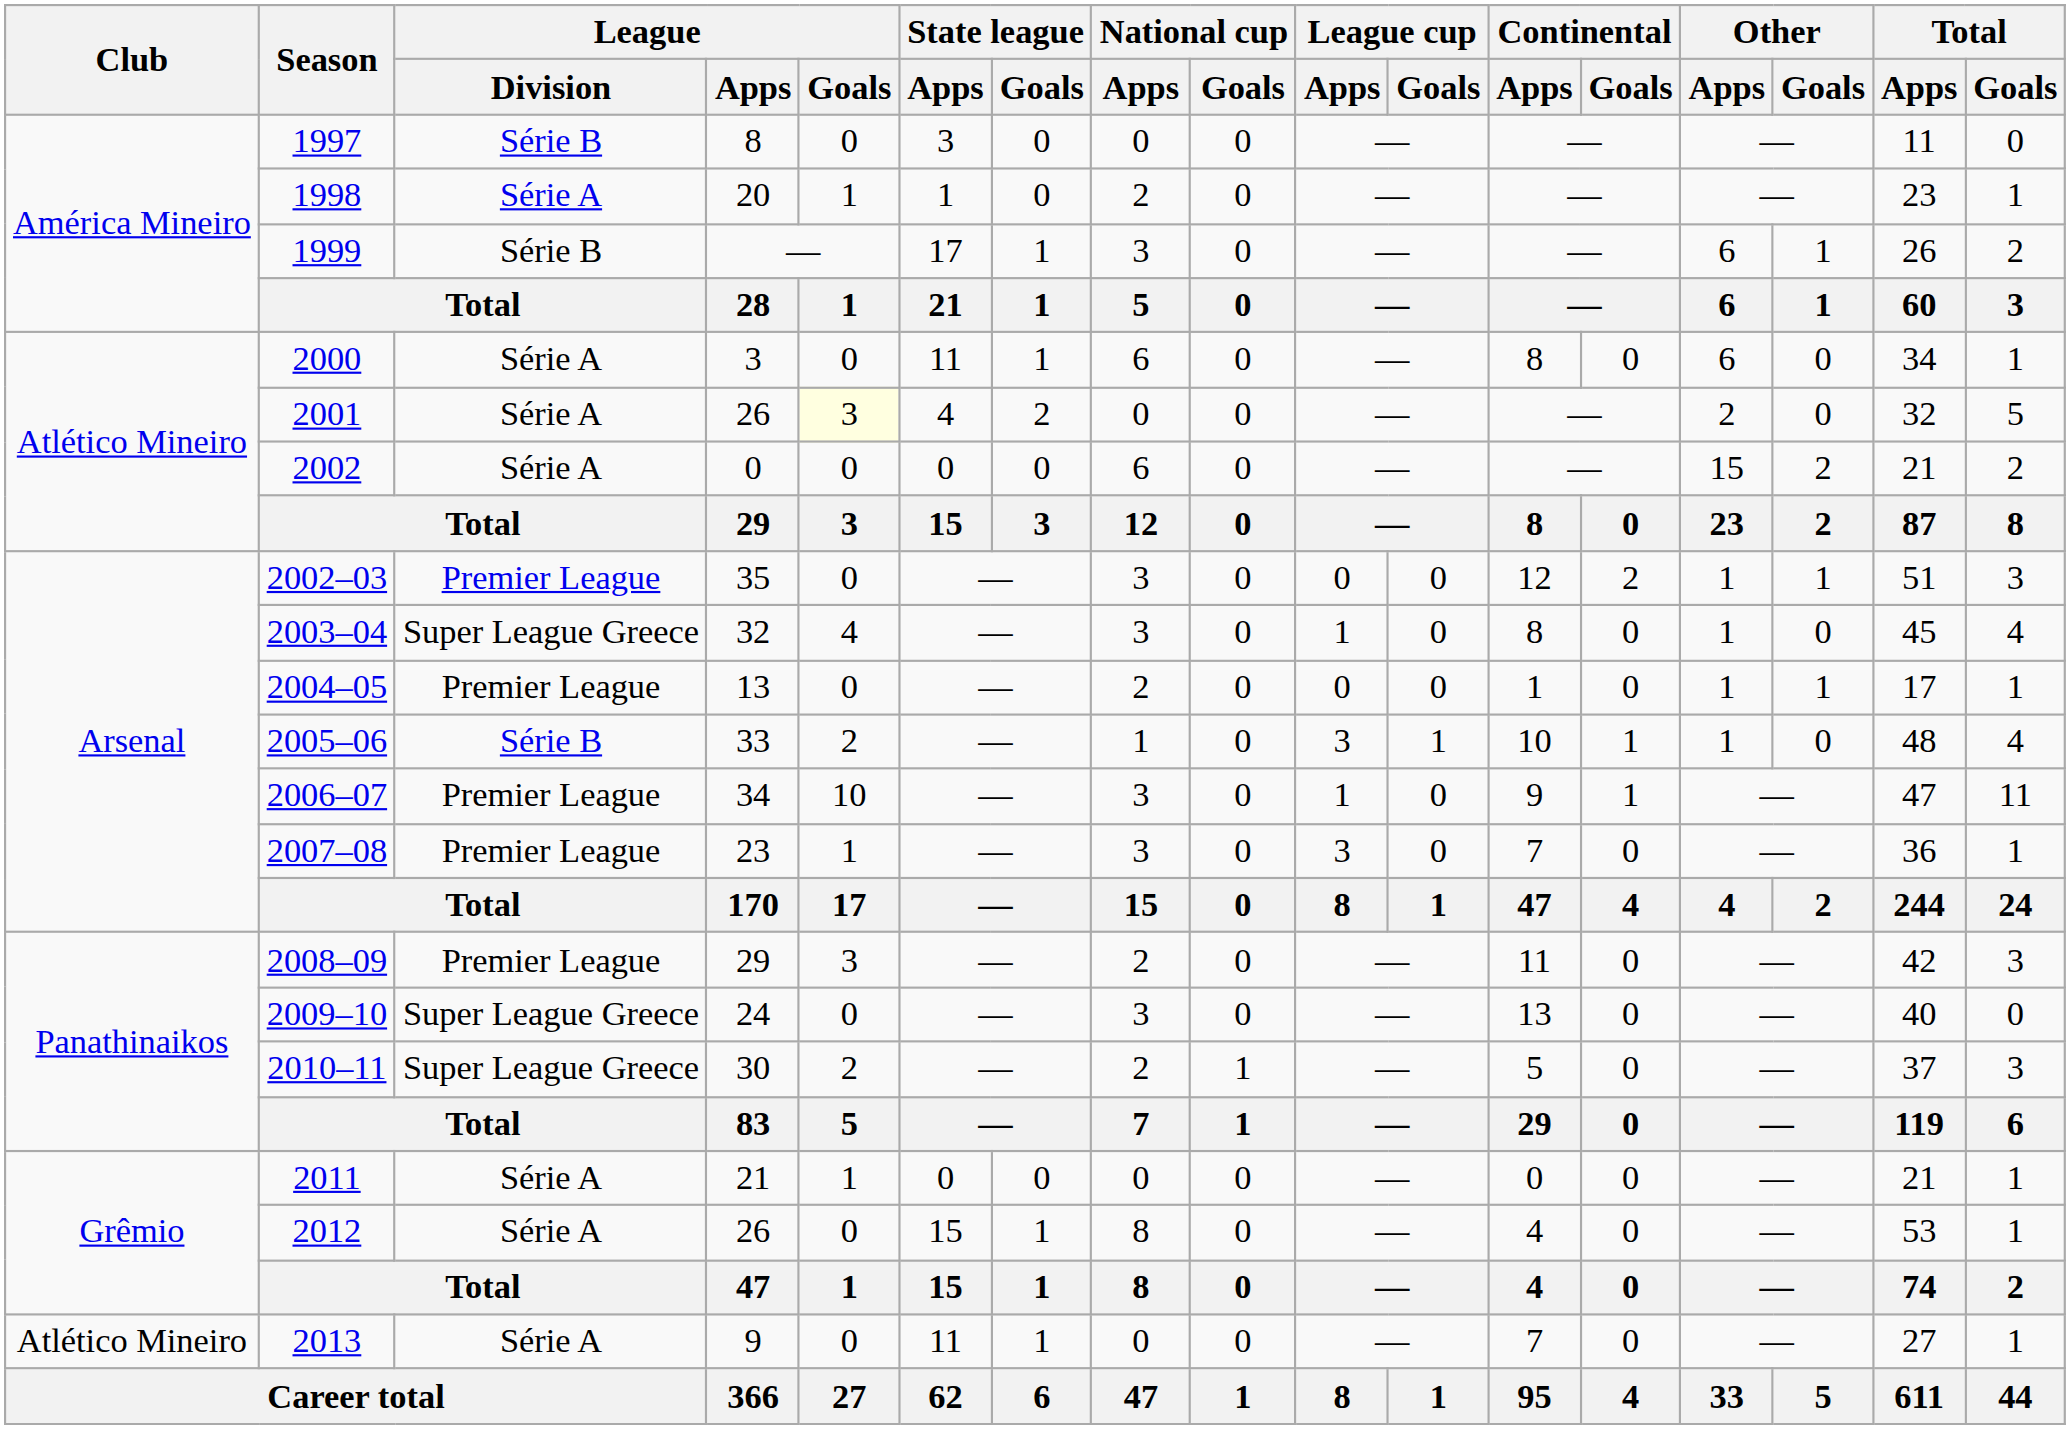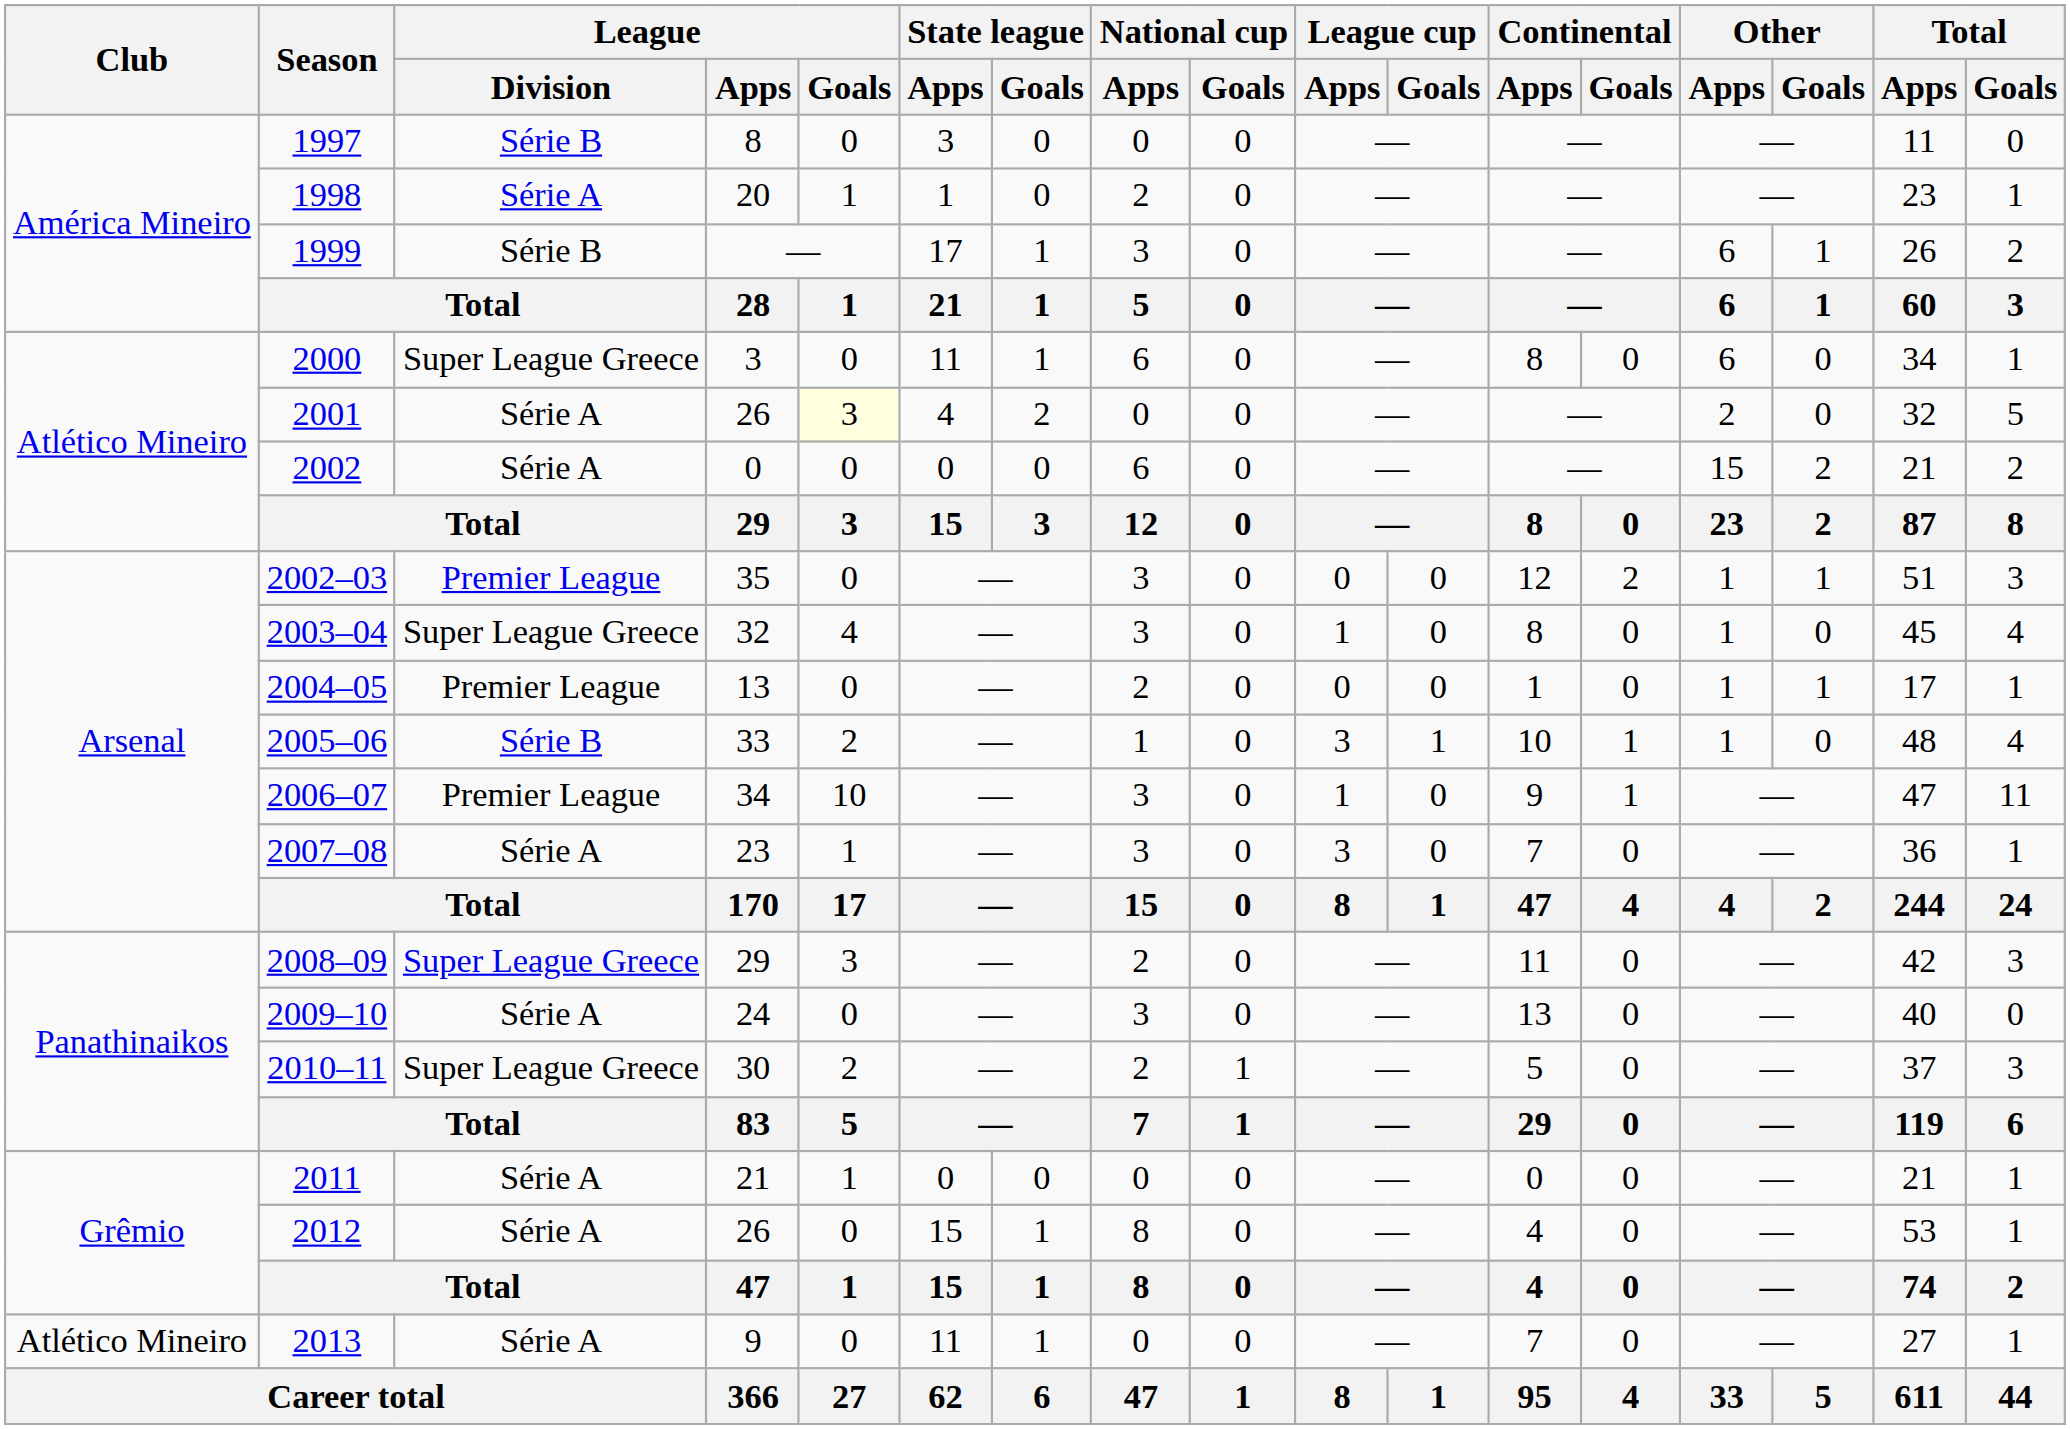(551, 359) Série A -> (551, 359) Super League Greece
(551, 850) Premier League -> (551, 850) Série A
(551, 959) Premier League -> (551, 959) Super League Greece
(551, 1013) Super League Greece -> (551, 1013) Série A
